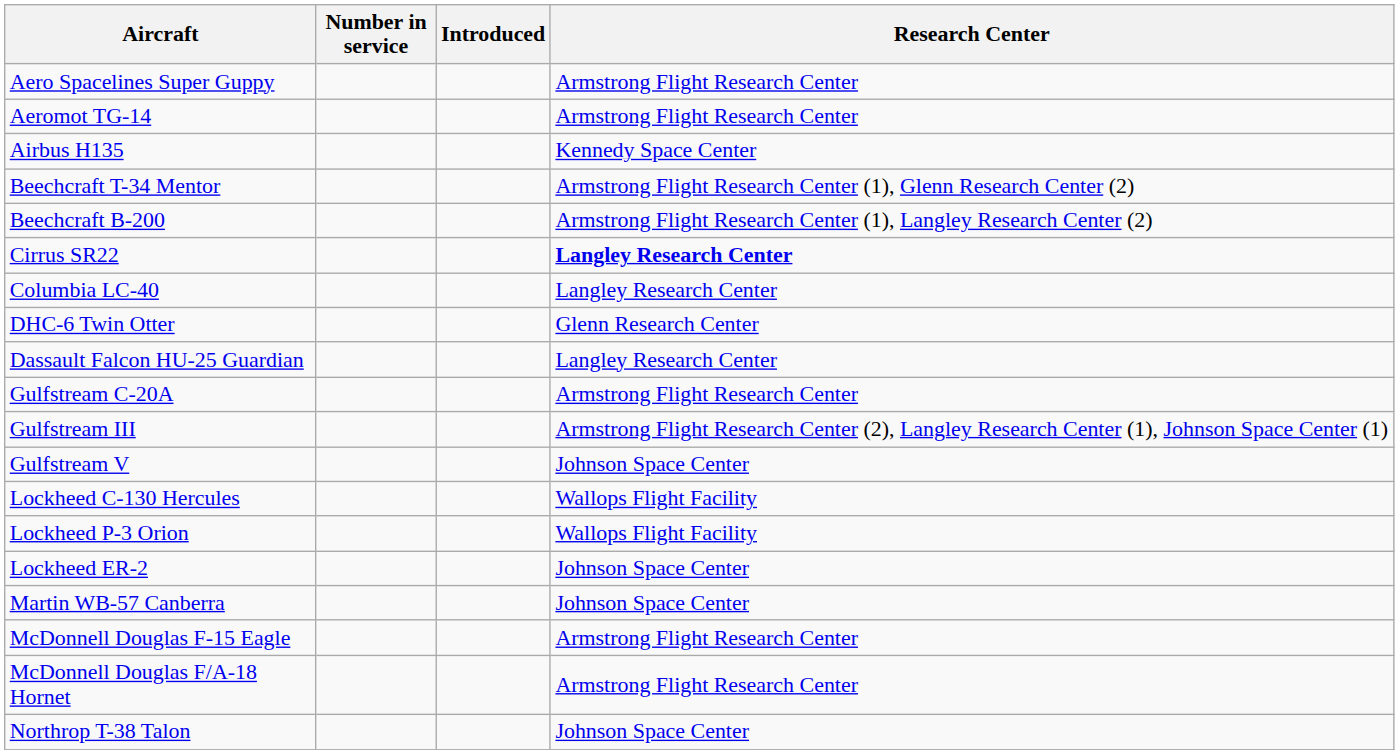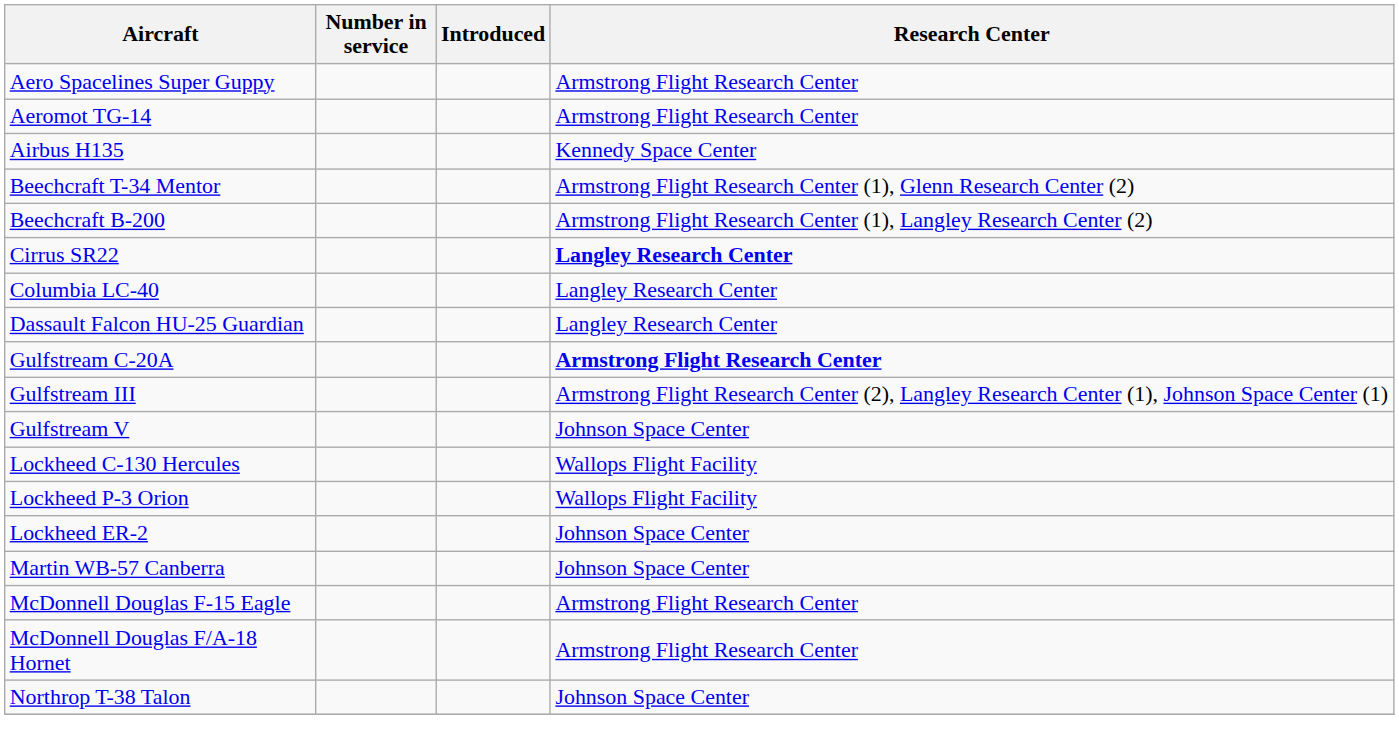- row: (92, 324)
(707, 394) normal -> (718, 359) bold
